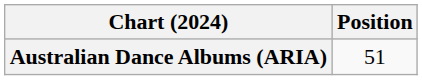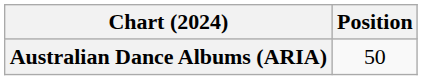(375, 56) 51 -> (375, 56) 50
